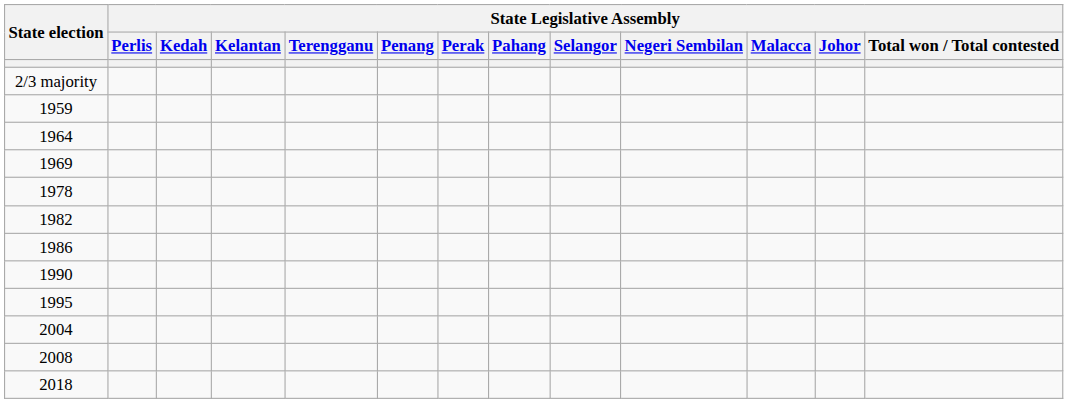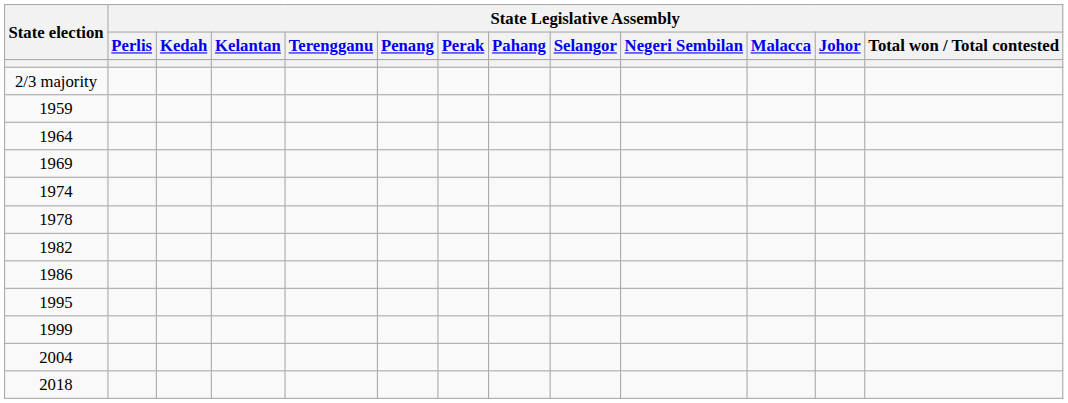+ row: (56, 191)
- row: (56, 274)
+ row: (56, 329)
- row: (56, 357)
